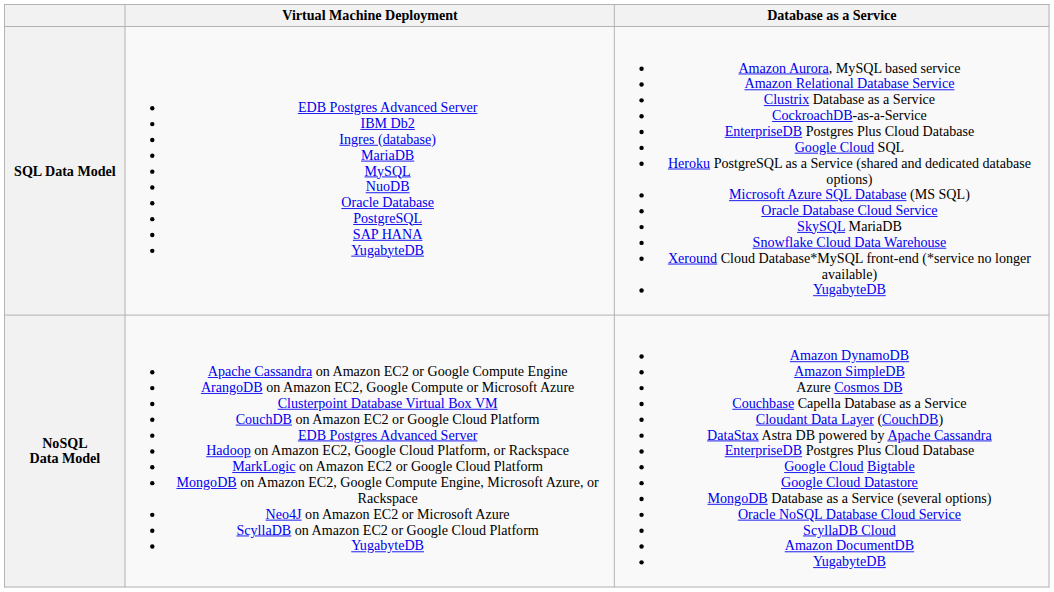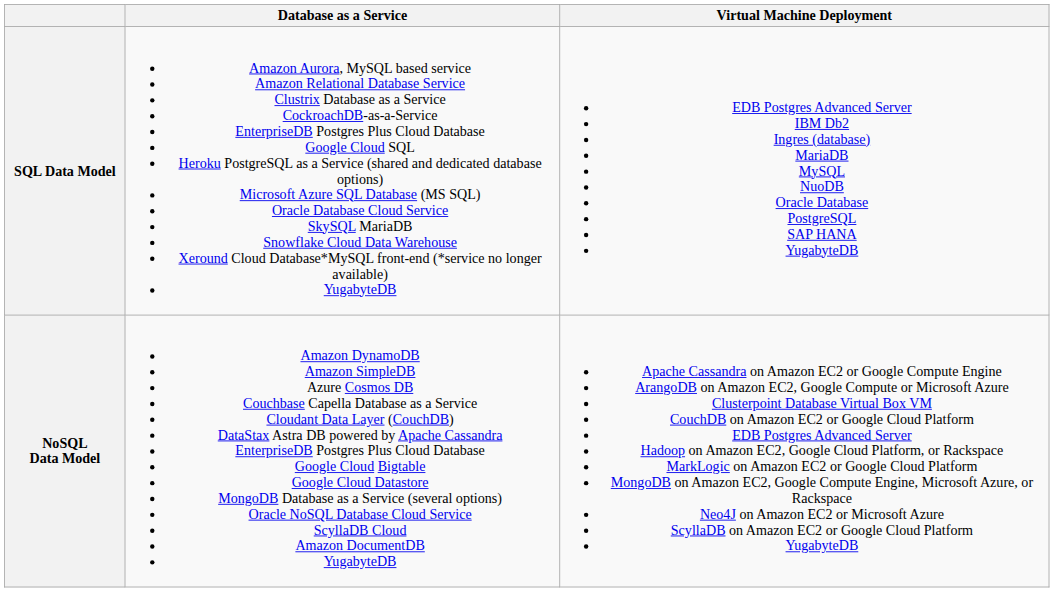columns swapped: (370, 15) <-> (832, 15)
